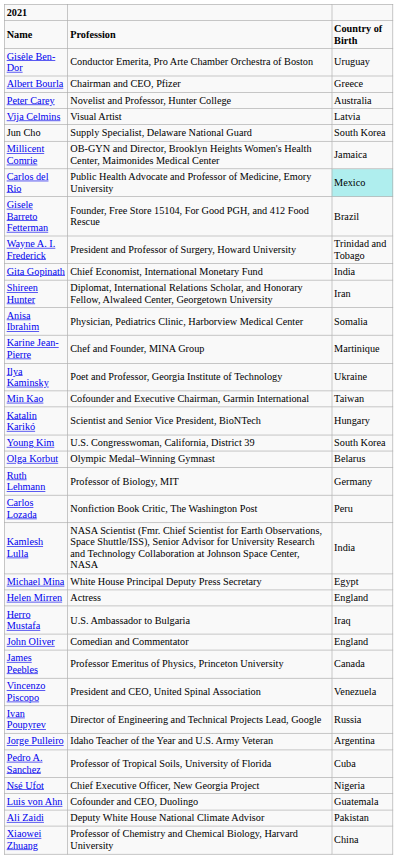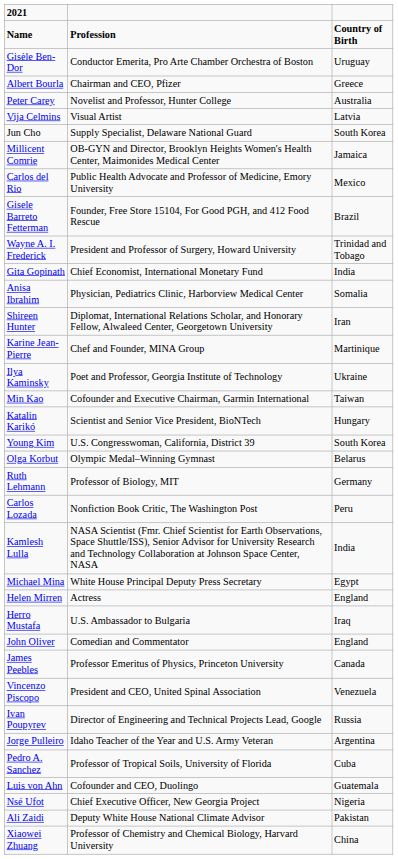(350, 182) paleturquoise background -> (350, 182) no background
rows swapped: (22, 293) <-> (23, 321)
rows swapped: (25, 785) <-> (35, 801)
